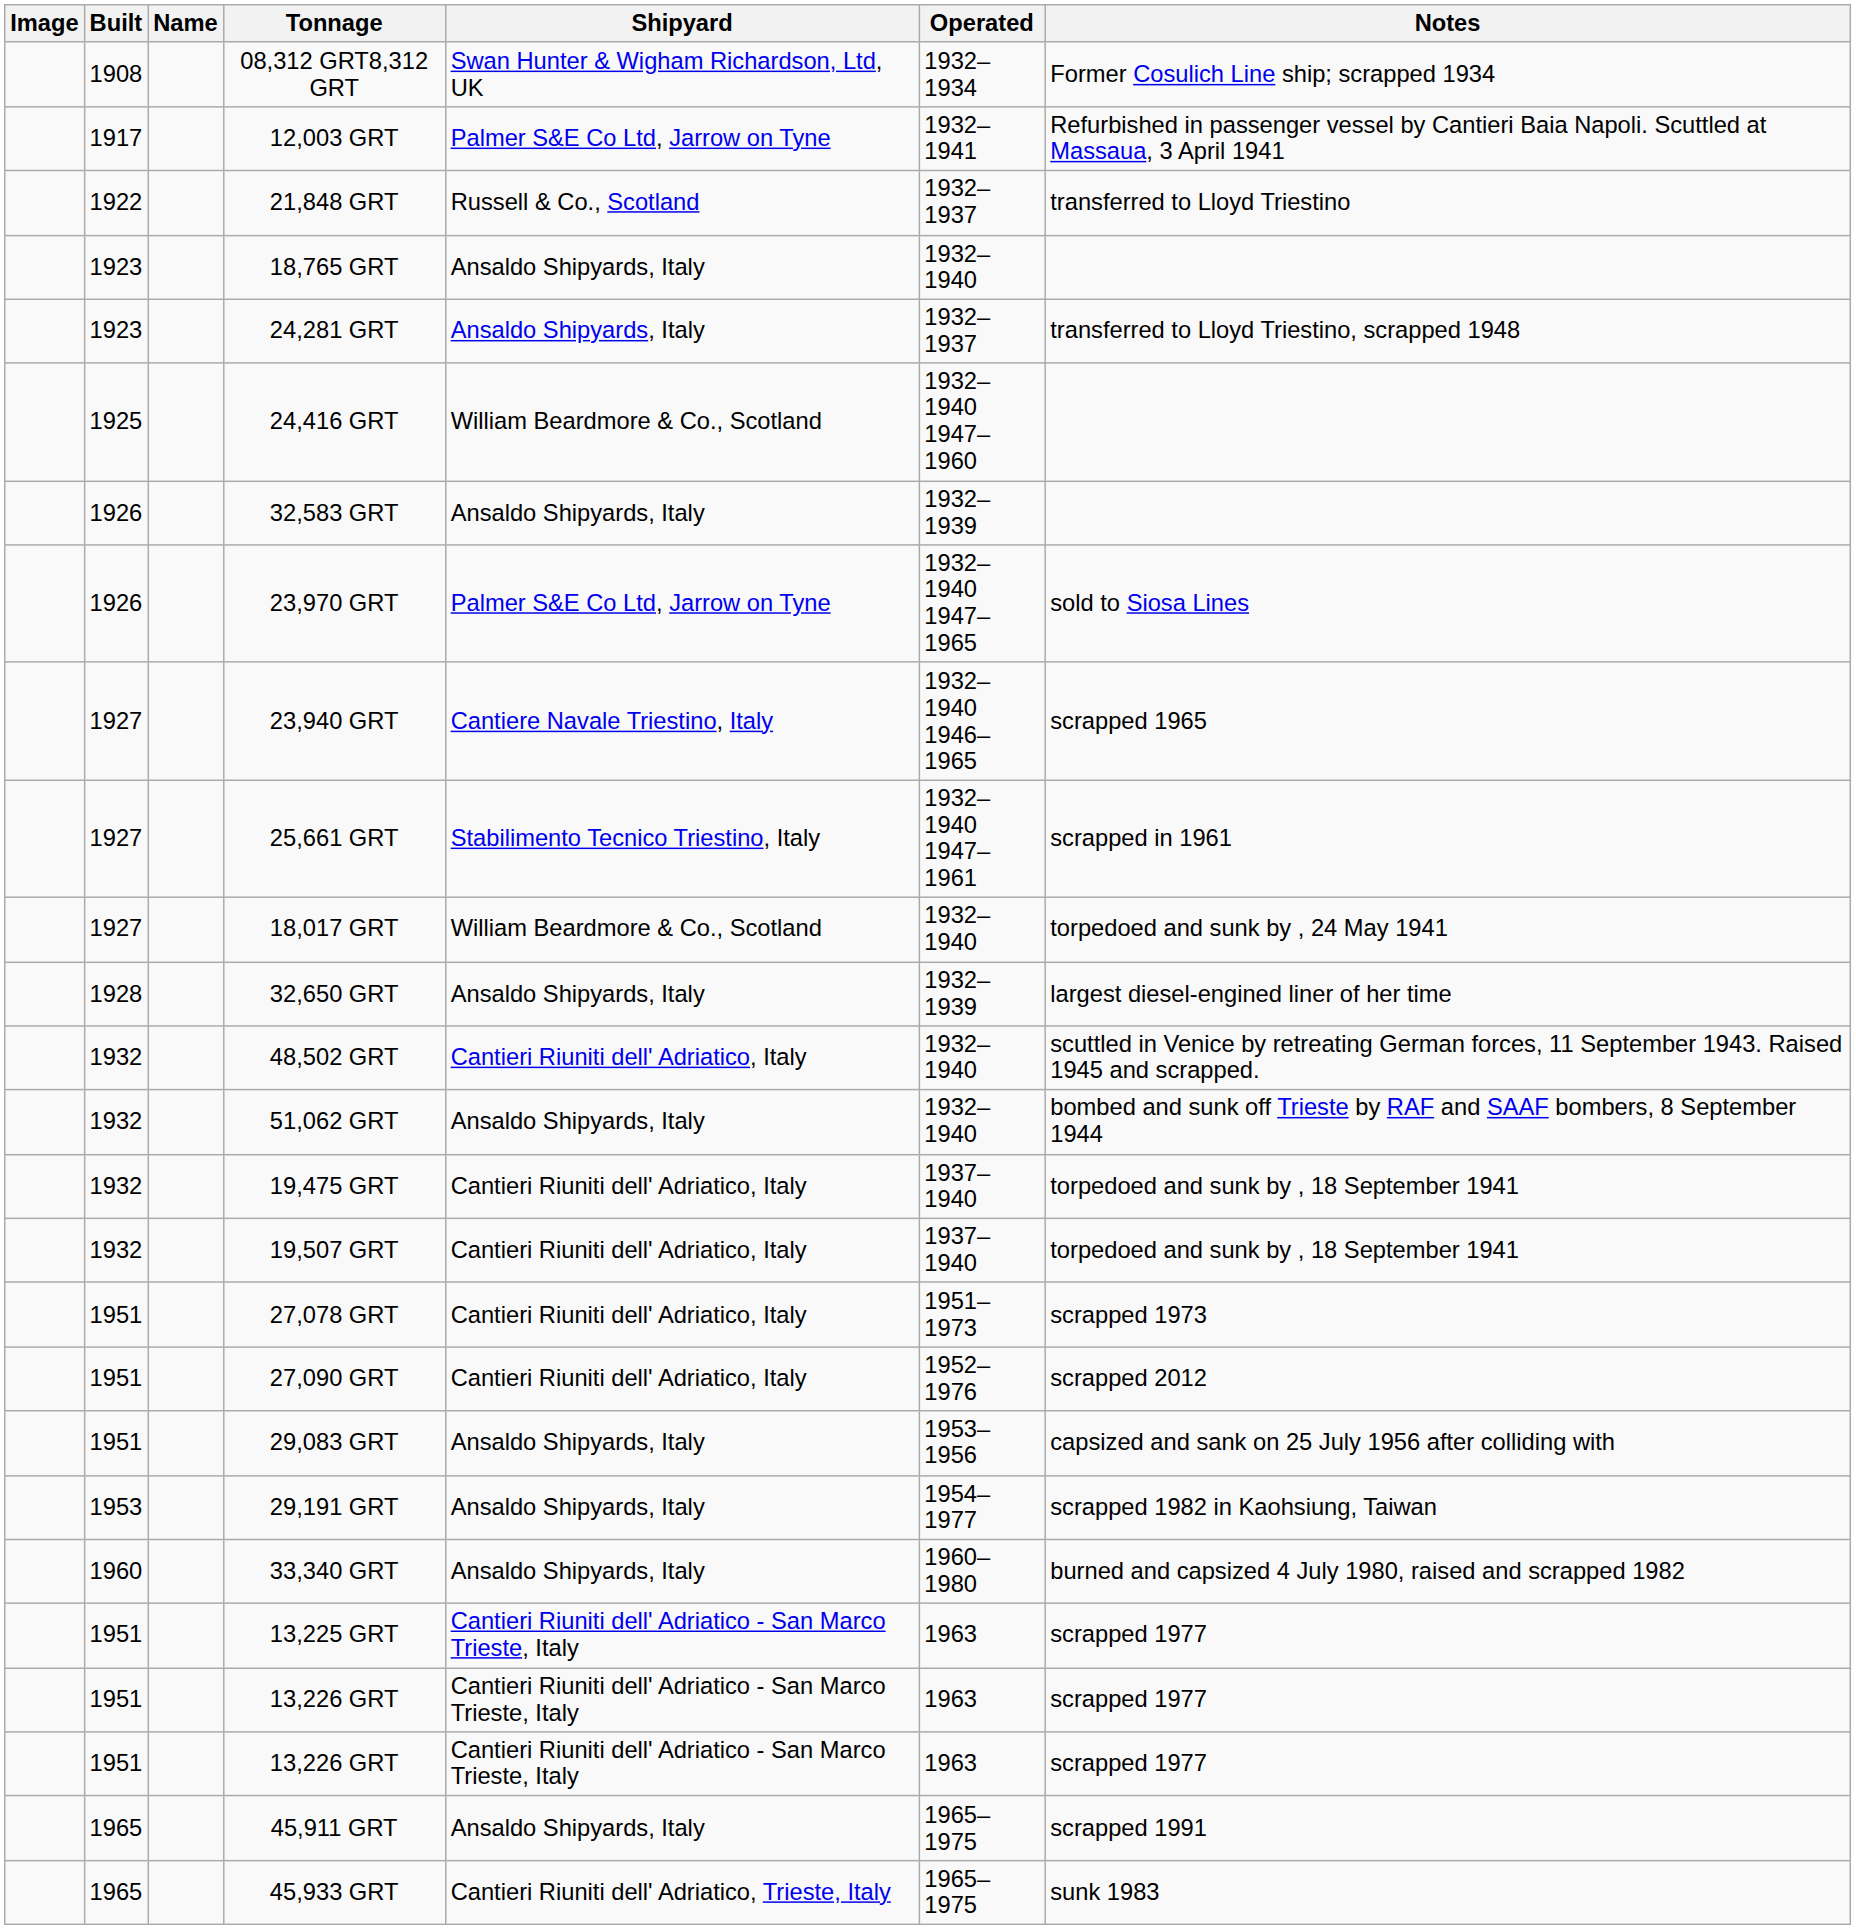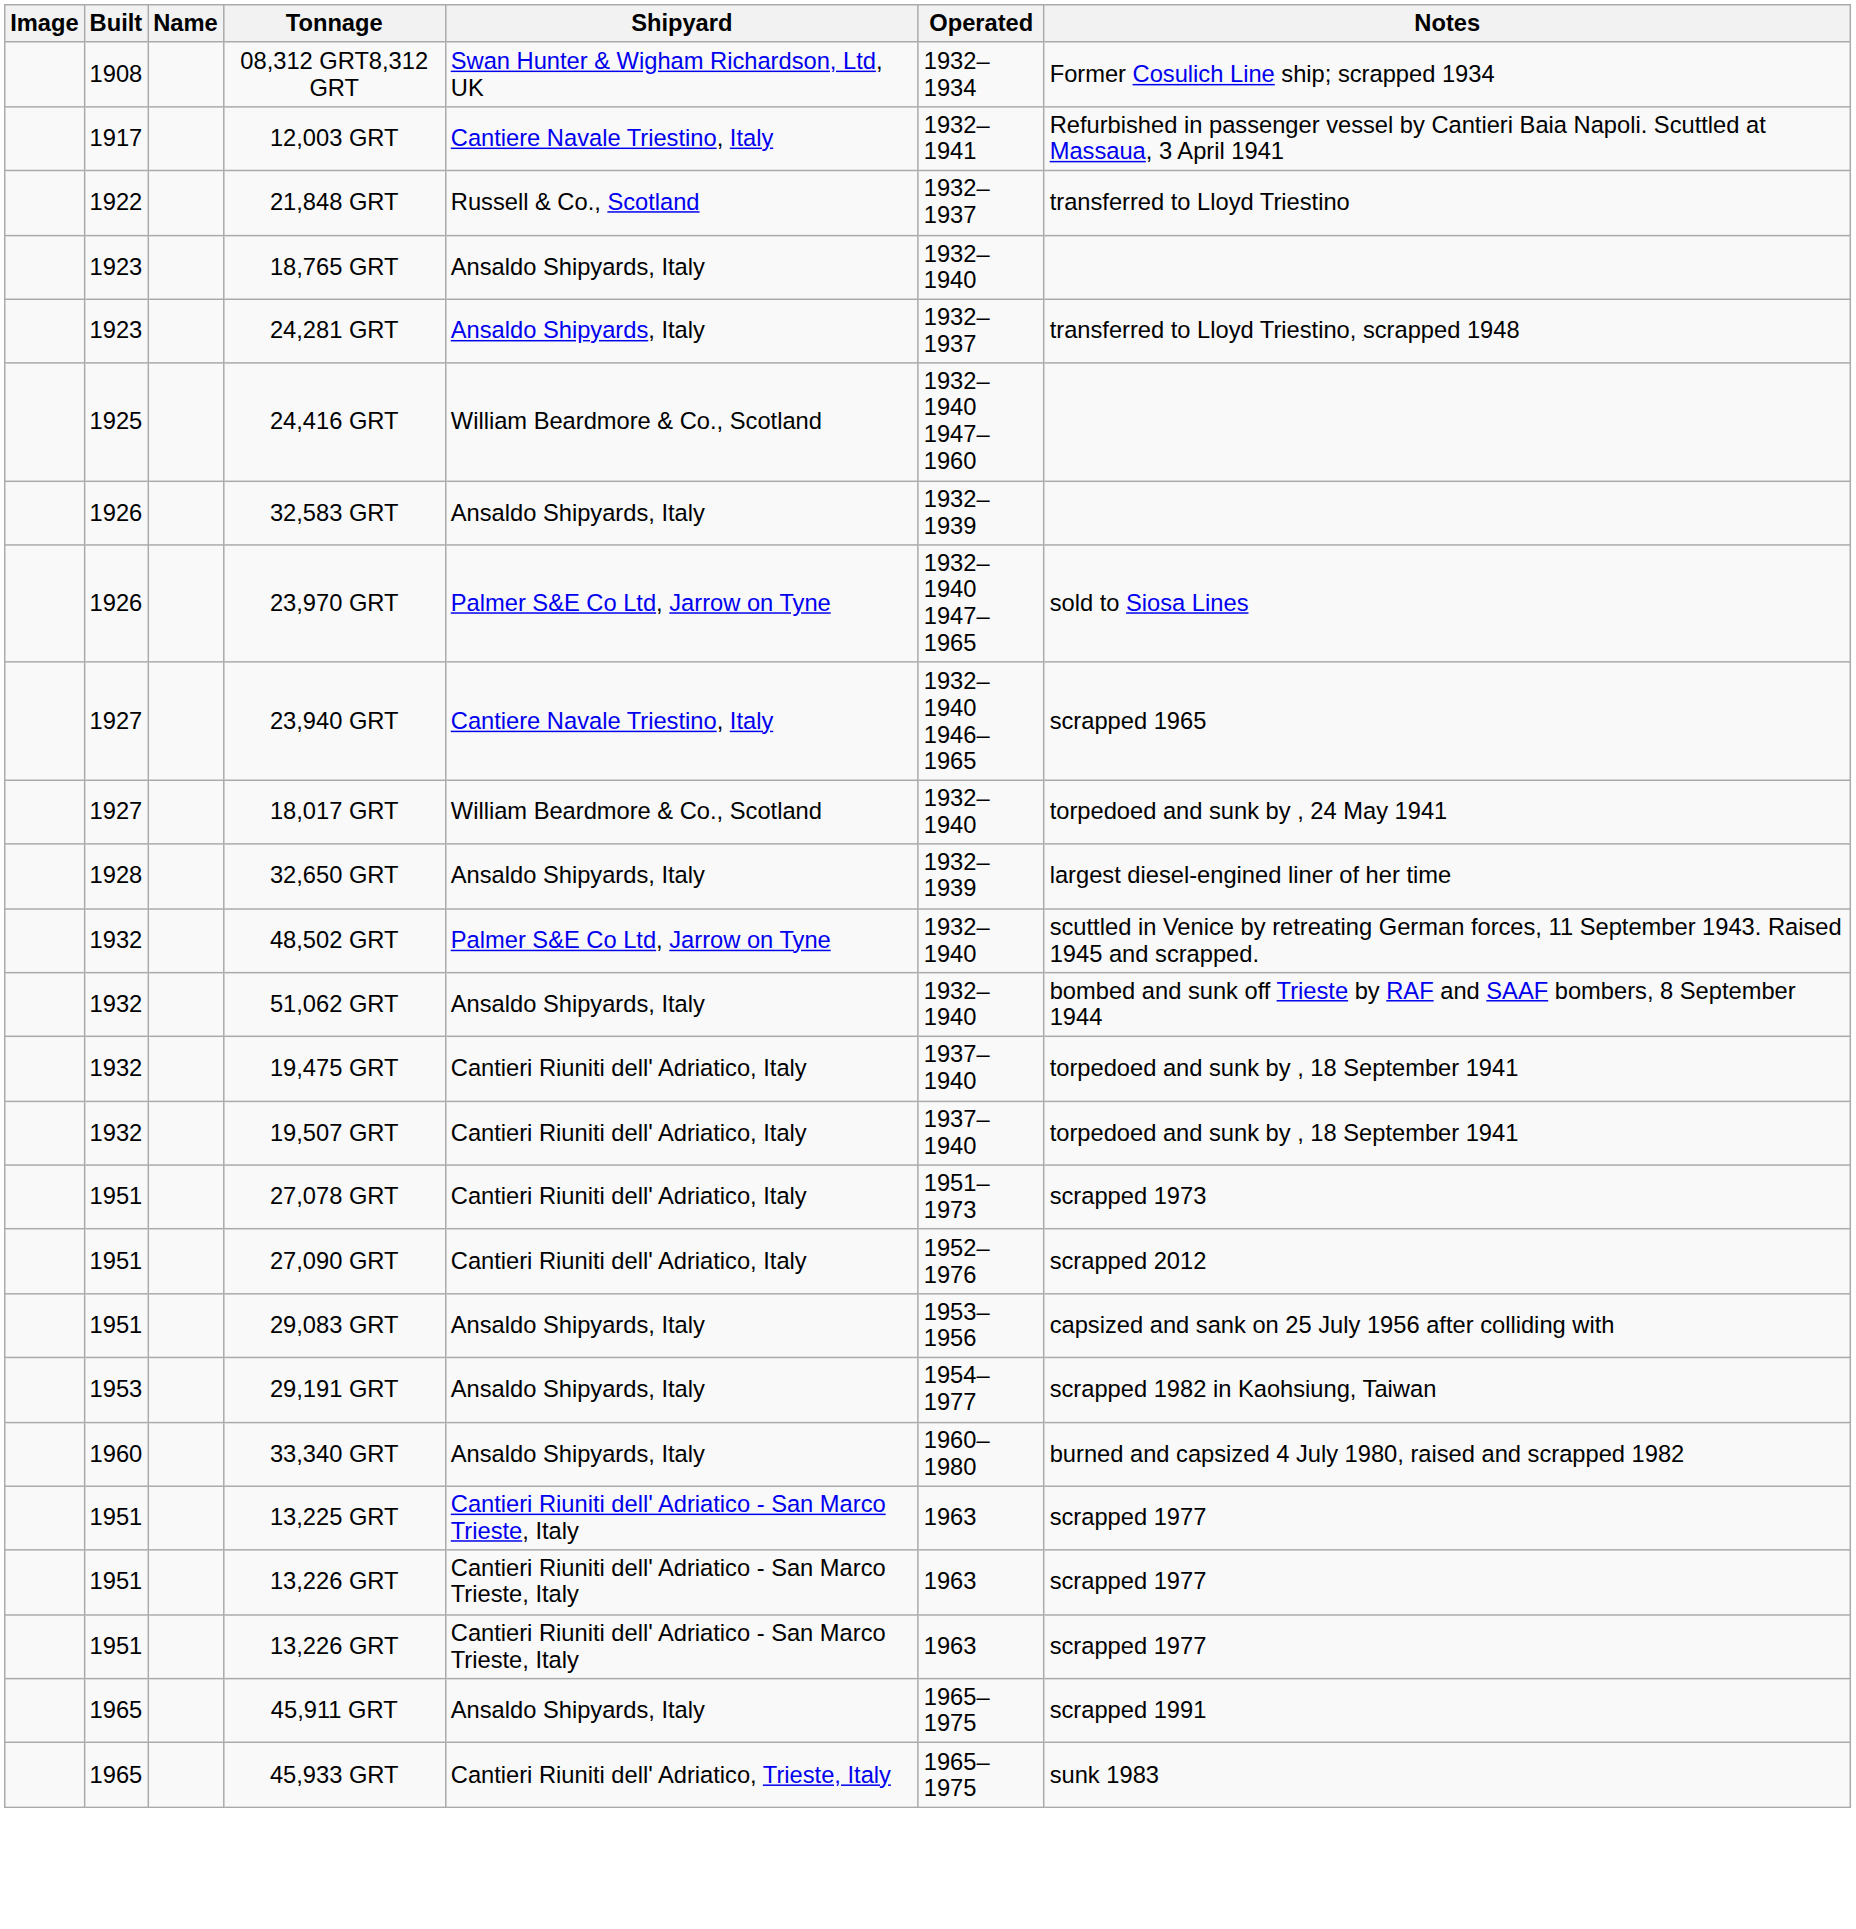(641, 138) Palmer S&E Co Ltd, Jarrow on Tyne -> (612, 138) Cantiere Navale Triestino, Italy
- row: (116, 838)
(629, 1057) Cantieri Riuniti dell' Adriatico, Italy -> (641, 940) Palmer S&E Co Ltd, Jarrow on Tyne
